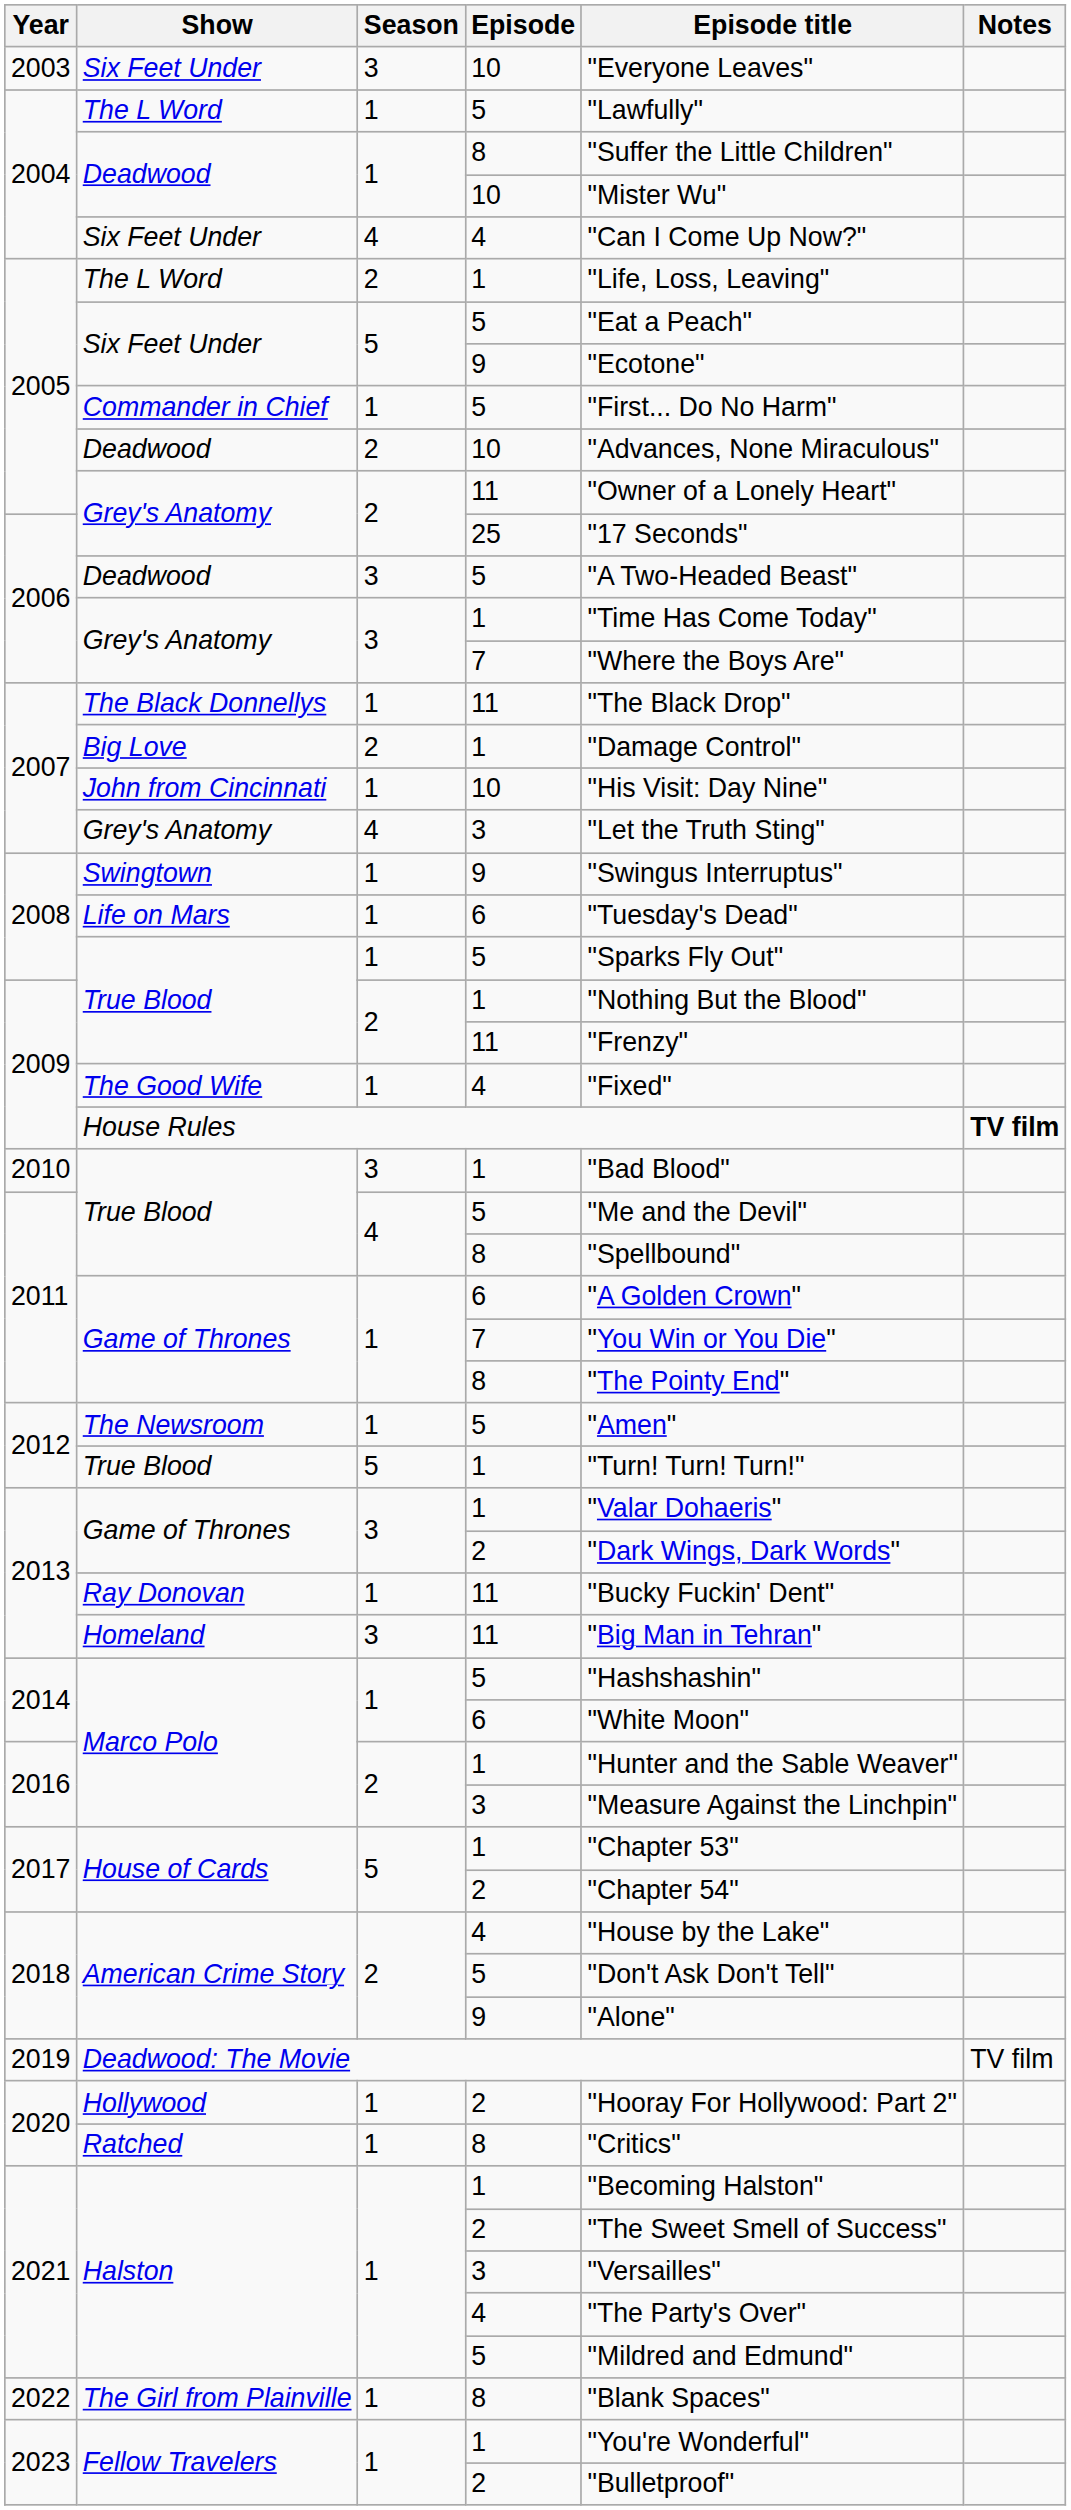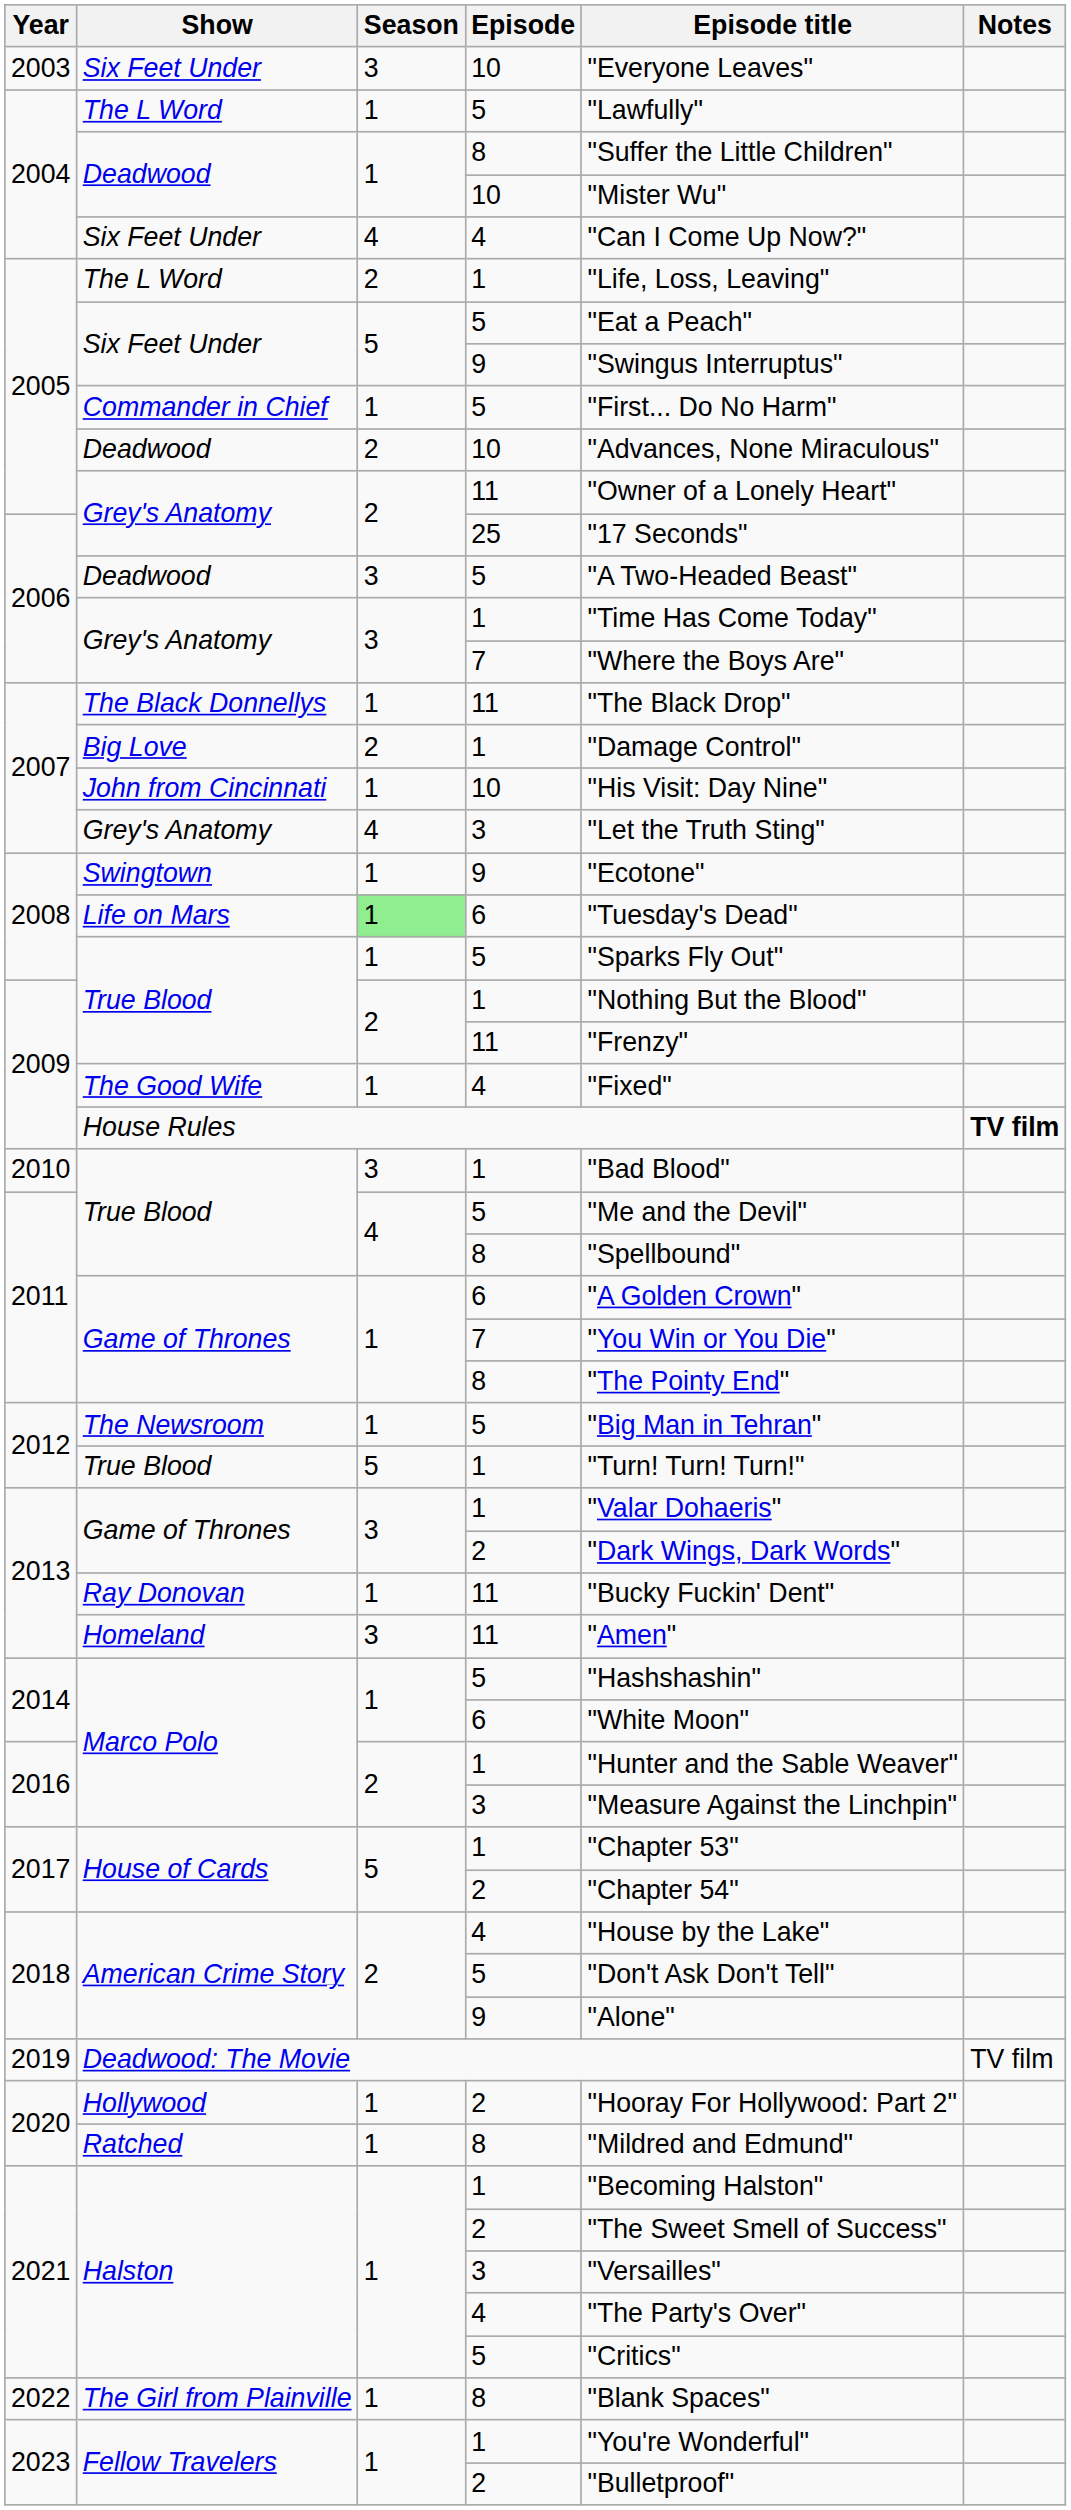(646, 364) "Ecotone" -> (715, 364) "Swingus Interruptus"
(715, 873) "Swingus Interruptus" -> (646, 873) "Ecotone"
(371, 915) no background -> (371, 915) lightgreen background
(632, 1424) "Amen" -> (704, 1424) "Big Man in Tehran"
(704, 1635) "Big Man in Tehran" -> (632, 1635) "Amen"
(634, 2144) "Critics" -> (720, 2144) "Mildred and Edmund"
(720, 2356) "Mildred and Edmund" -> (634, 2356) "Critics"
